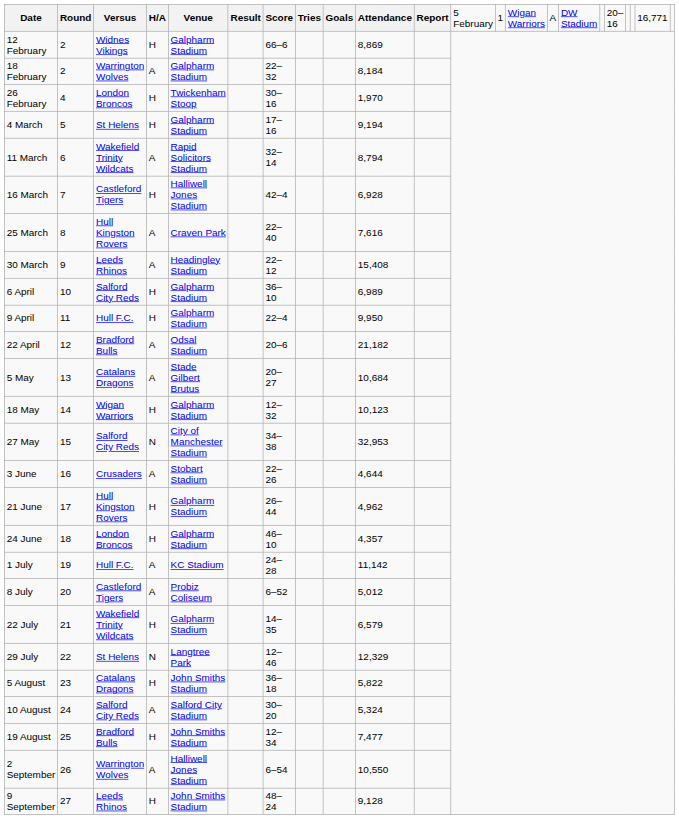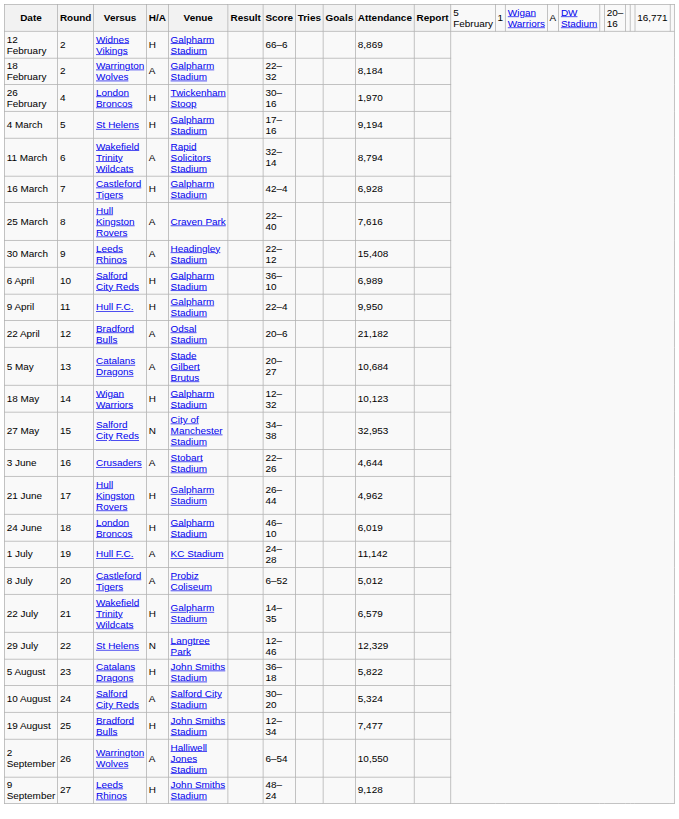(189, 195) Halliwell Jones Stadium -> (192, 190) Galpharm Stadium
(370, 539) 4,357 -> (370, 528) 6,019
